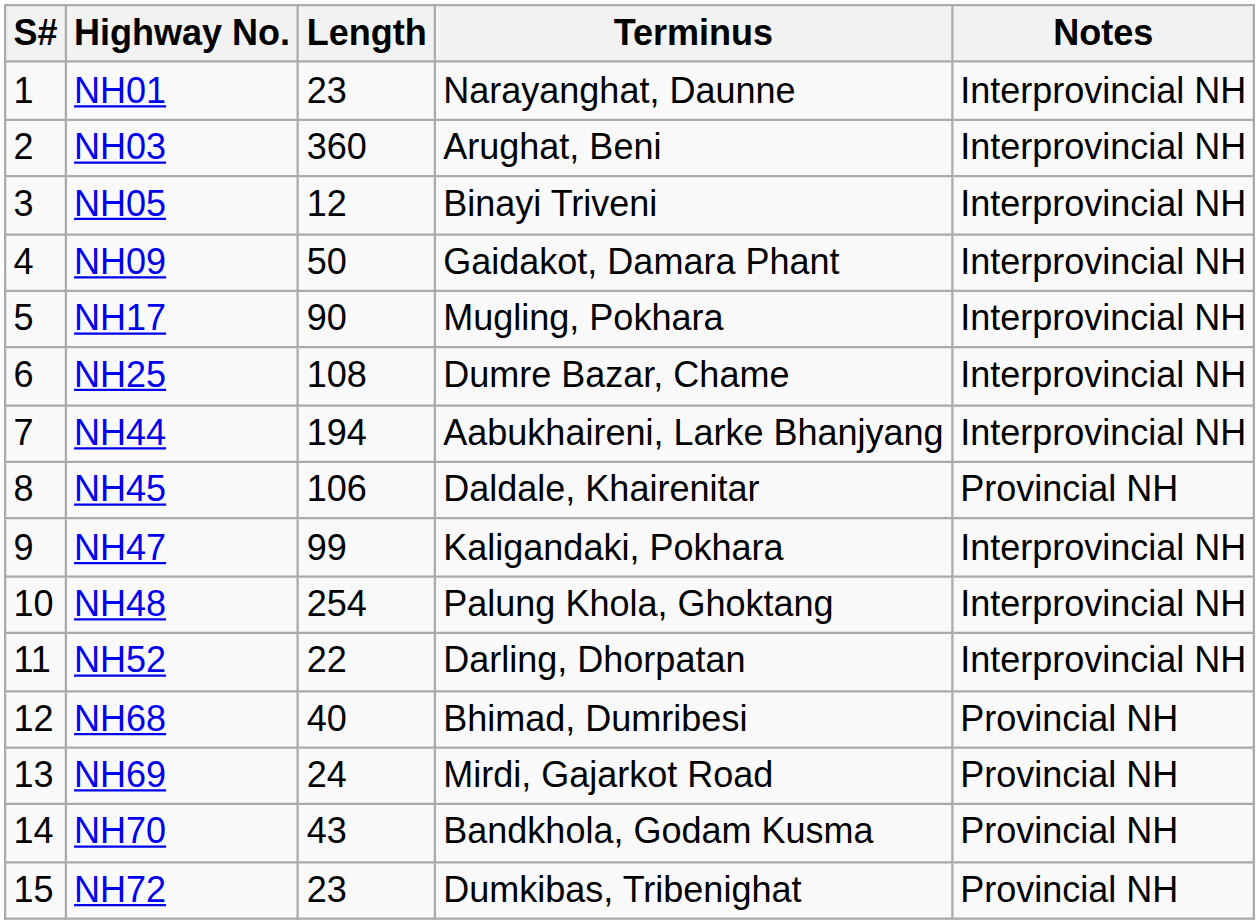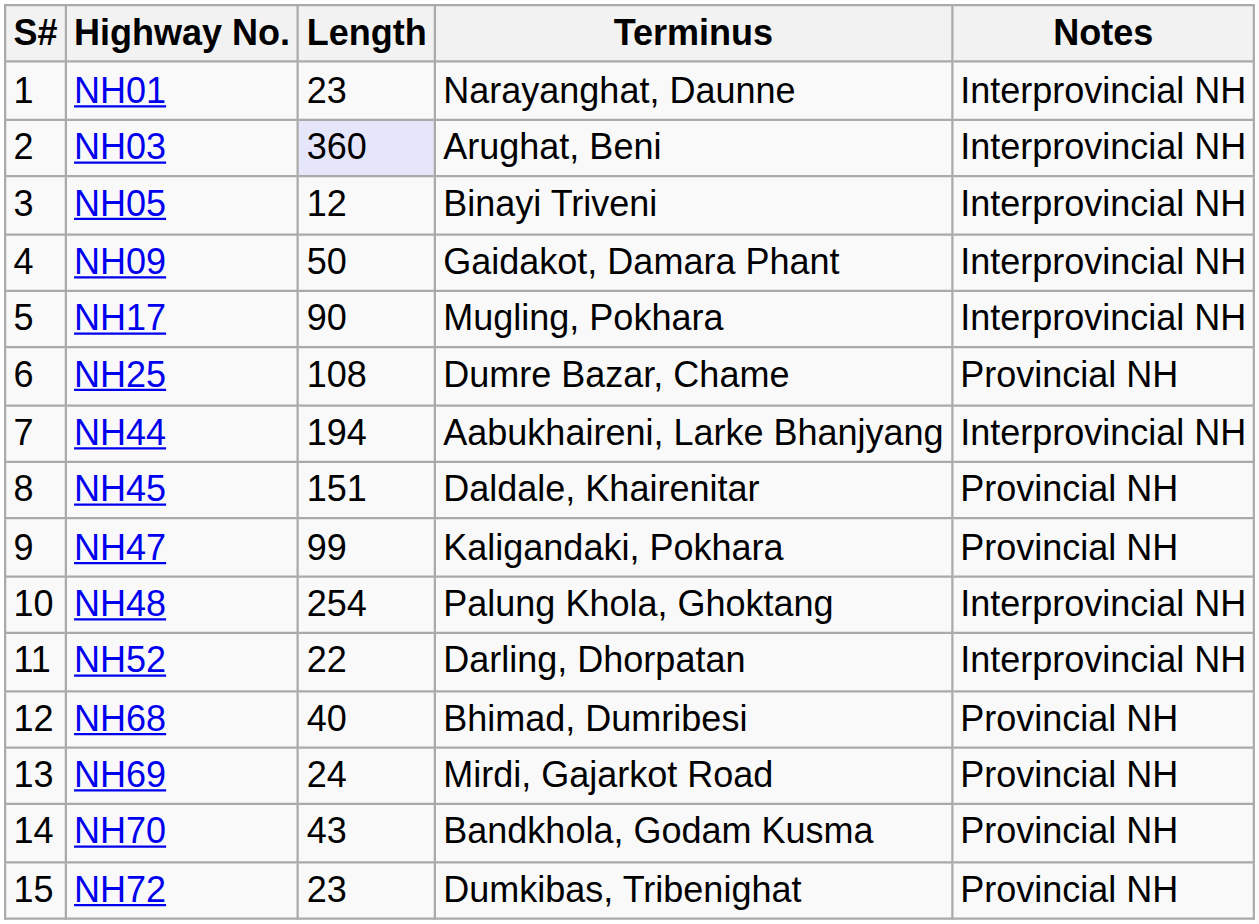(337, 147) no background -> (337, 147) lavender background
(1103, 375) Interprovincial NH -> (1069, 375) Provincial NH
(337, 489) 106 -> (337, 489) 151
(1103, 546) Interprovincial NH -> (1069, 546) Provincial NH
